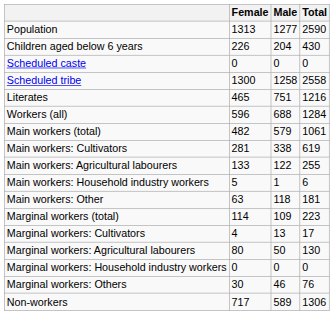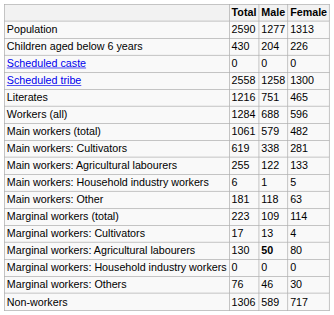columns swapped: (315, 13) <-> (250, 13)
(279, 251) normal -> (267, 251) bold
